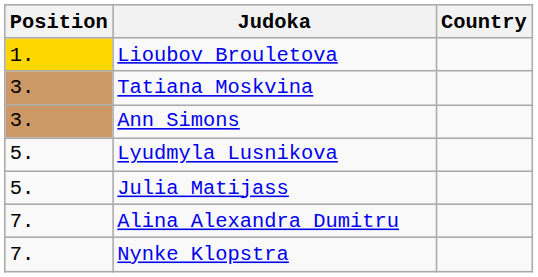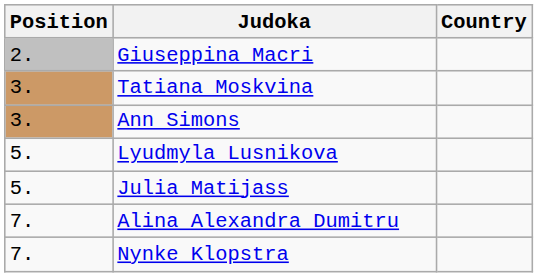- row: (228, 55)
+ row: (215, 55)
